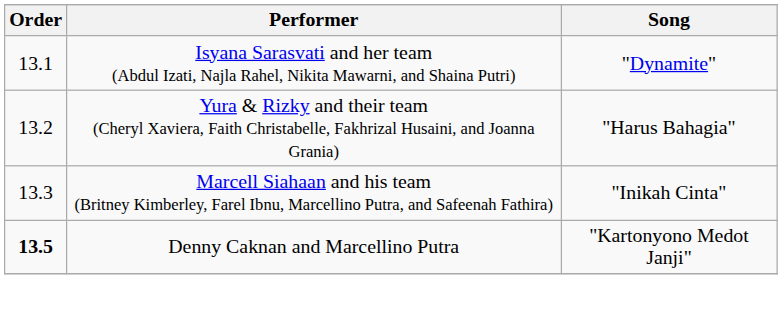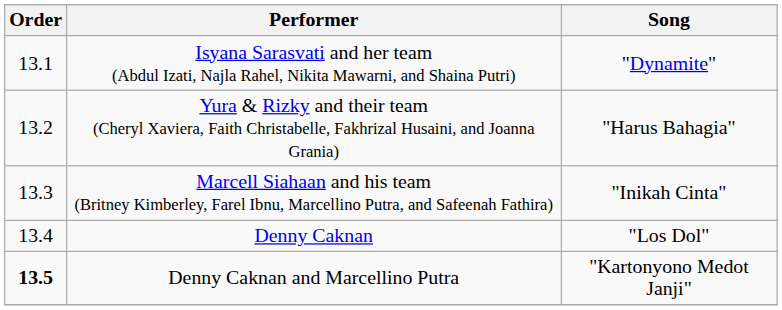+ row: (314, 235)
